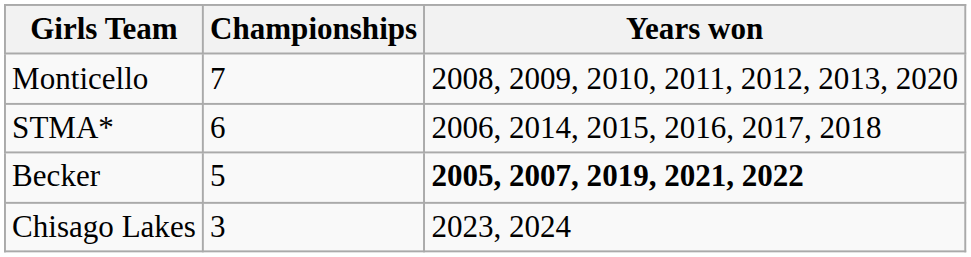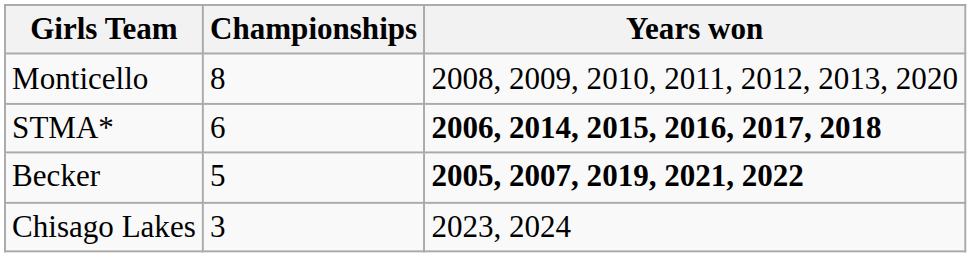(218, 78) 7 -> (218, 78) 8
(656, 127) normal -> (656, 127) bold
